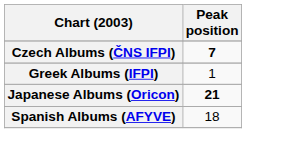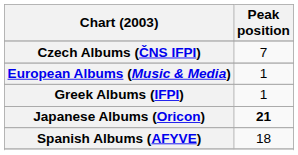(212, 52) bold -> (263, 52) normal
+ row: (119, 73)
